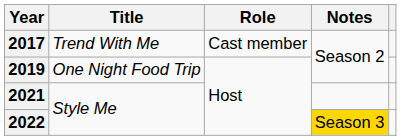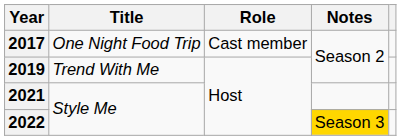(106, 43) Trend With Me -> (127, 43) One Night Food Trip
(127, 69) One Night Food Trip -> (106, 69) Trend With Me
